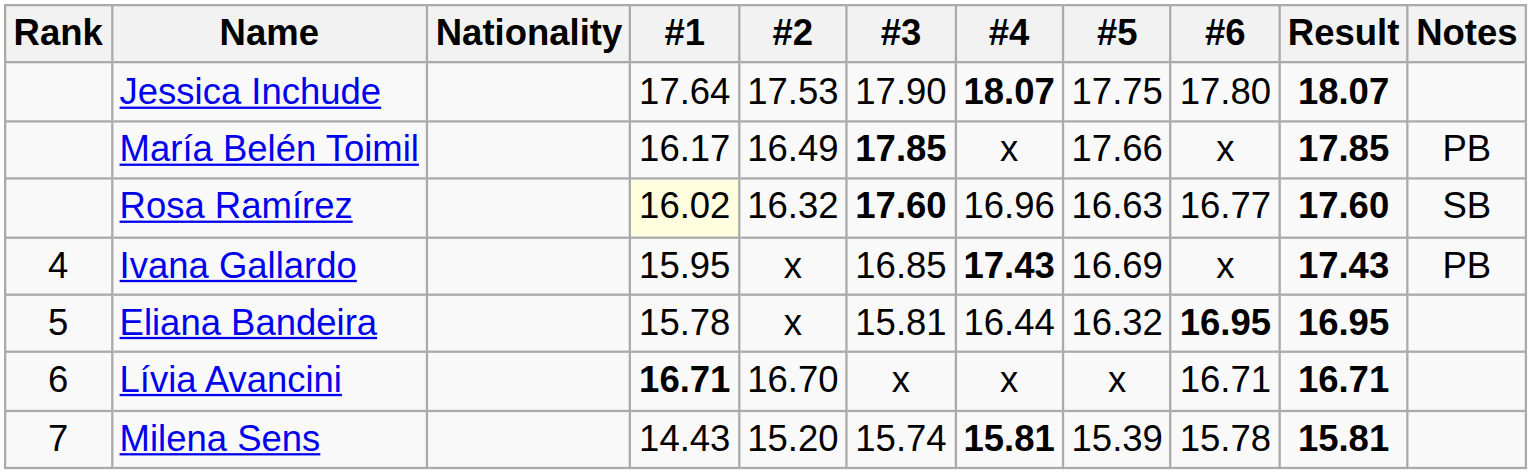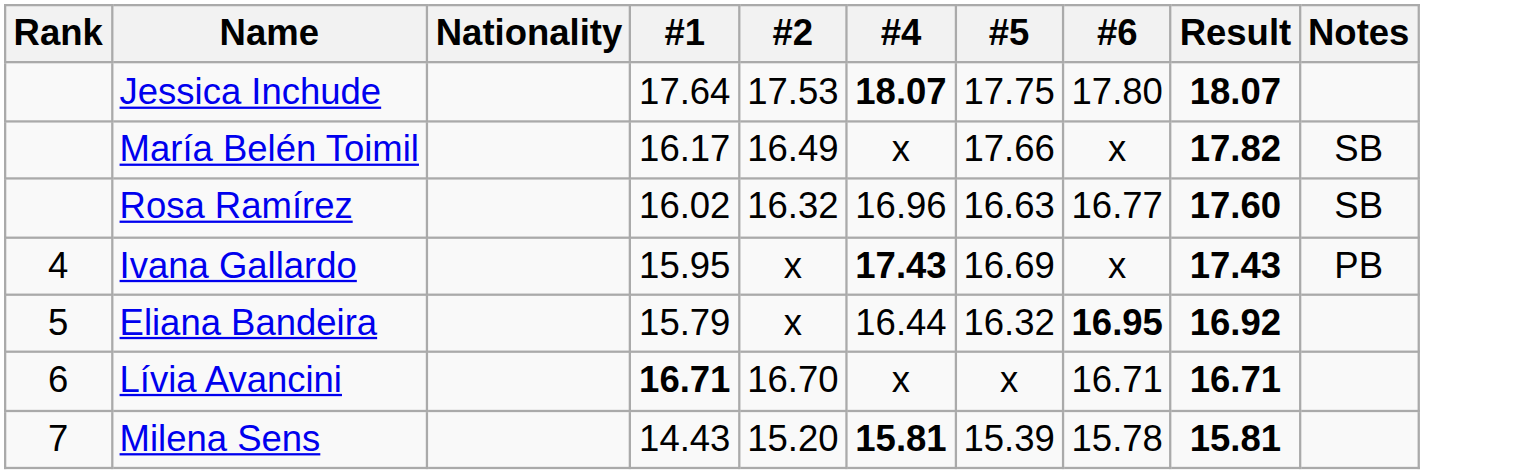- column: (901, 33)
(1344, 149) 17.85 -> (1235, 149) 17.82
(1467, 149) PB -> (1359, 149) SB
(685, 206) lightyellow background -> (685, 206) no background
(685, 322) 15.78 -> (685, 322) 15.79
(1344, 322) 16.95 -> (1235, 322) 16.92
